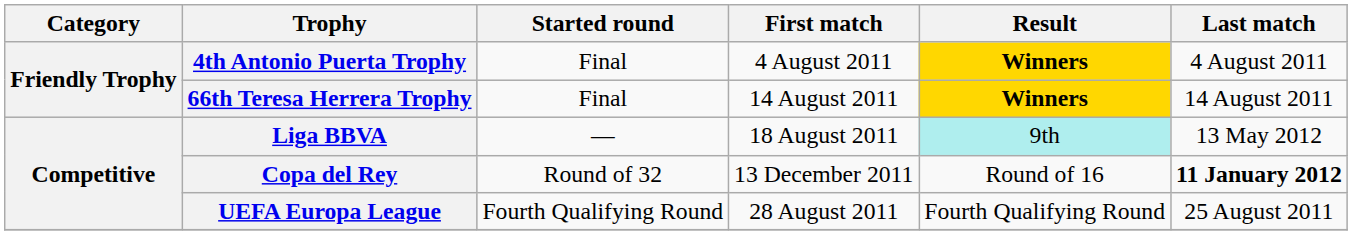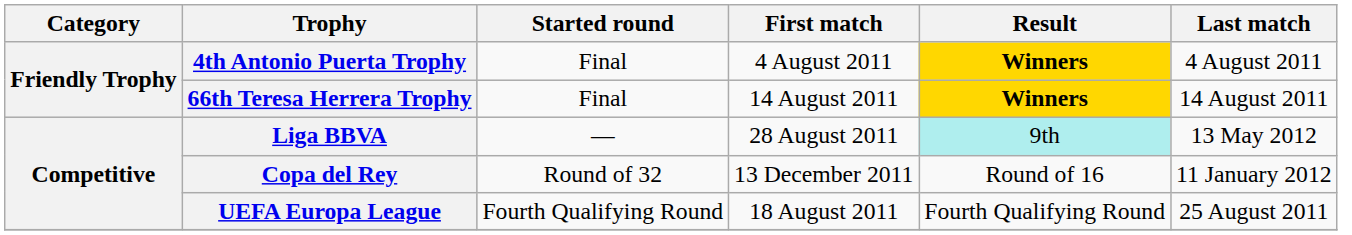(824, 135) 18 August 2011 -> (824, 135) 28 August 2011
(1259, 173) bold -> (1254, 173) normal
(824, 211) 28 August 2011 -> (824, 211) 18 August 2011
